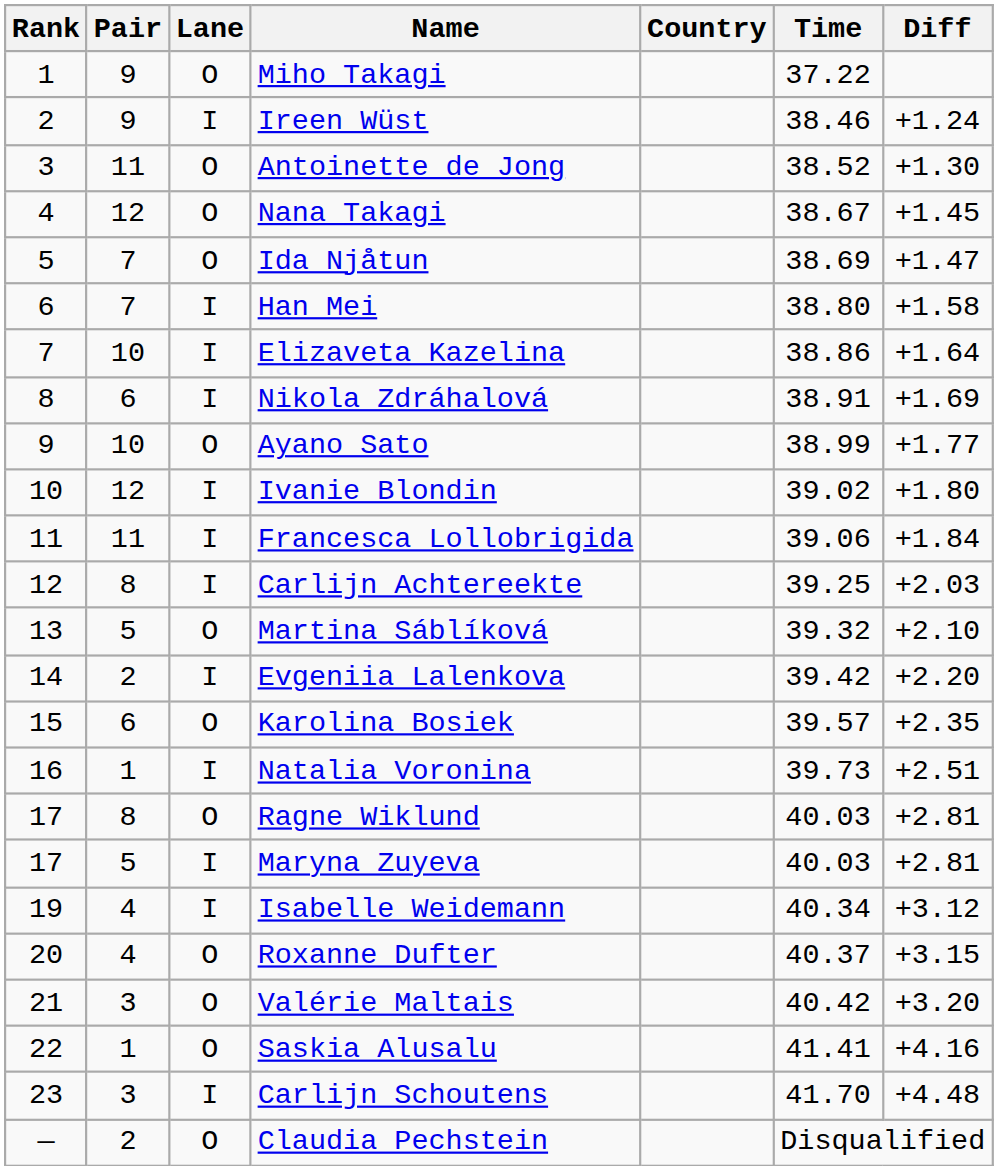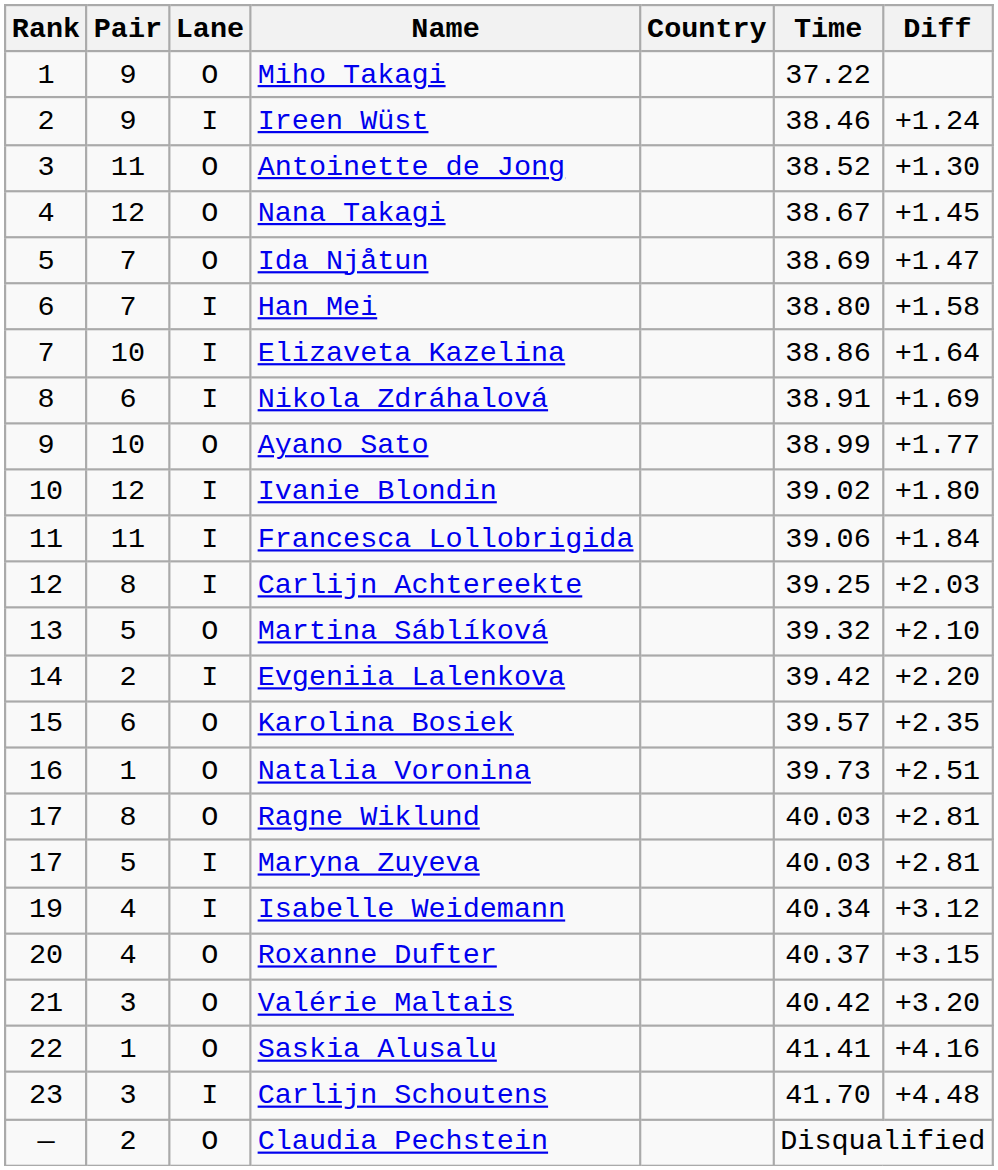(210, 771) I -> (210, 771) O
